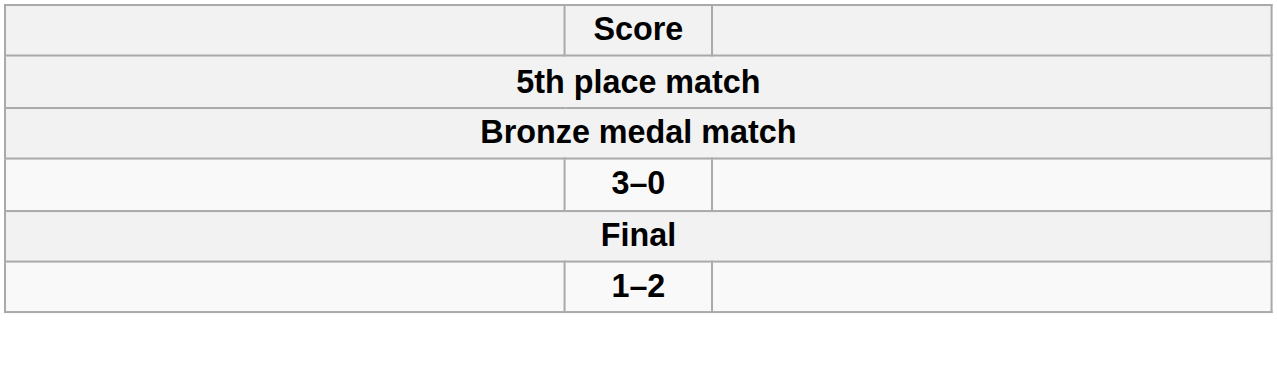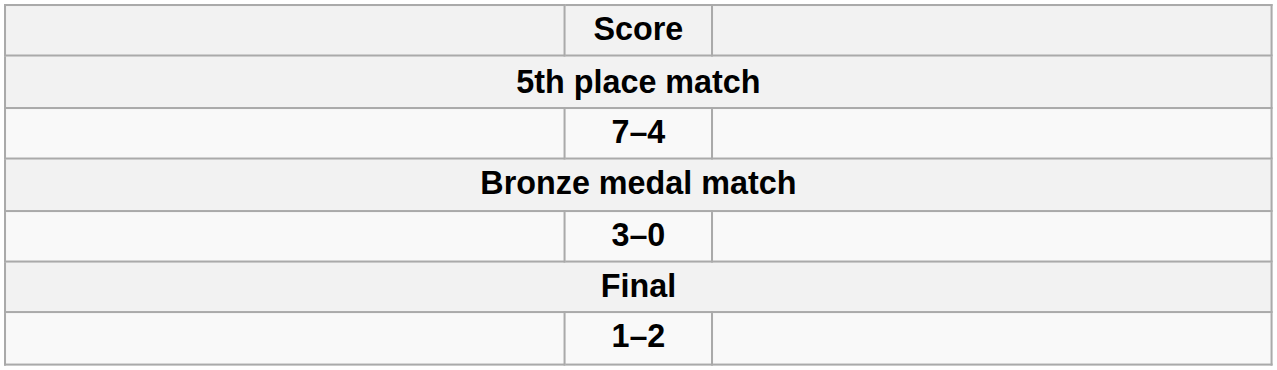+ row: (638, 132)
